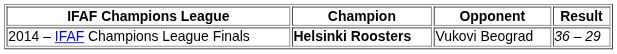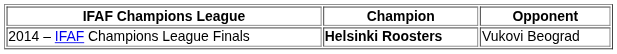- column: (581, 16)
